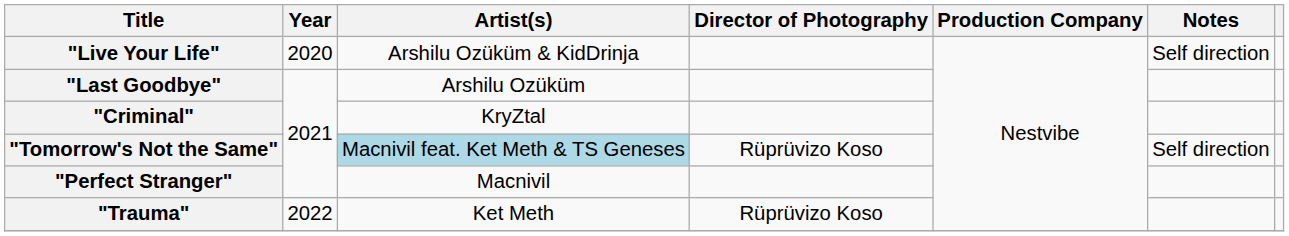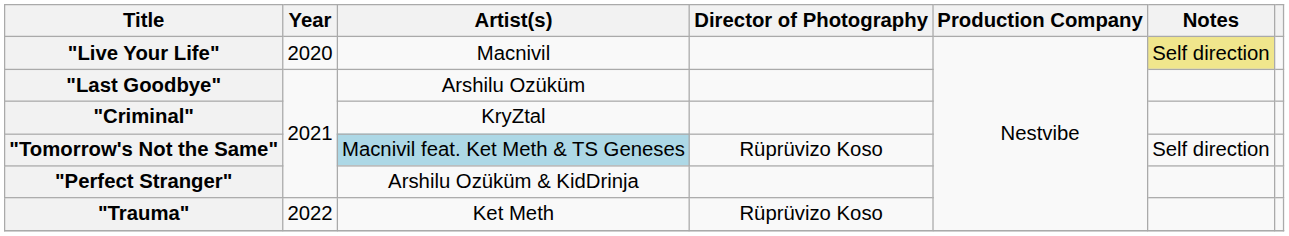(513, 52) Arshilu Ozüküm & KidDrinja -> (513, 52) Macnivil
(1211, 52) no background -> (1211, 52) khaki background
(513, 181) Macnivil -> (513, 181) Arshilu Ozüküm & KidDrinja
